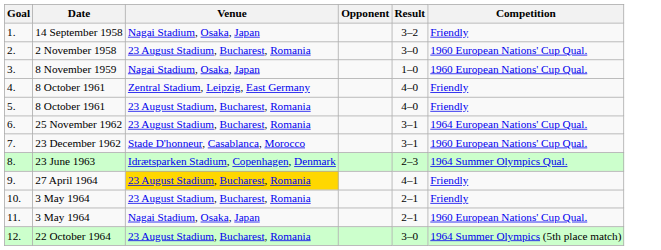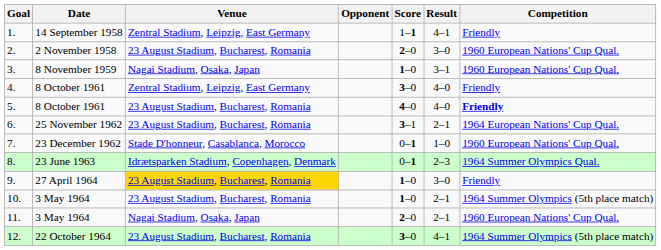+ column: (408, 14)
(194, 32) Nagai Stadium, Osaka, Japan -> (219, 32) Zentral Stadium, Leipzig, East Germany
(410, 32) 3–2 -> (442, 32) 4–1
(410, 69) 1–0 -> (442, 69) 3–1
(449, 106) normal -> (483, 106) bold
(410, 125) 3–1 -> (442, 125) 2–1
(410, 143) 3–1 -> (442, 143) 1–0
(410, 180) 4–1 -> (442, 180) 3–0
(449, 199) Friendly -> (558, 199) 1964 Summer Olympics (5th place match)
(410, 236) 3–0 -> (442, 236) 4–1
